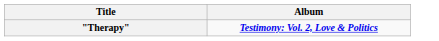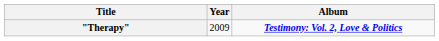+ column: (219, 12)
